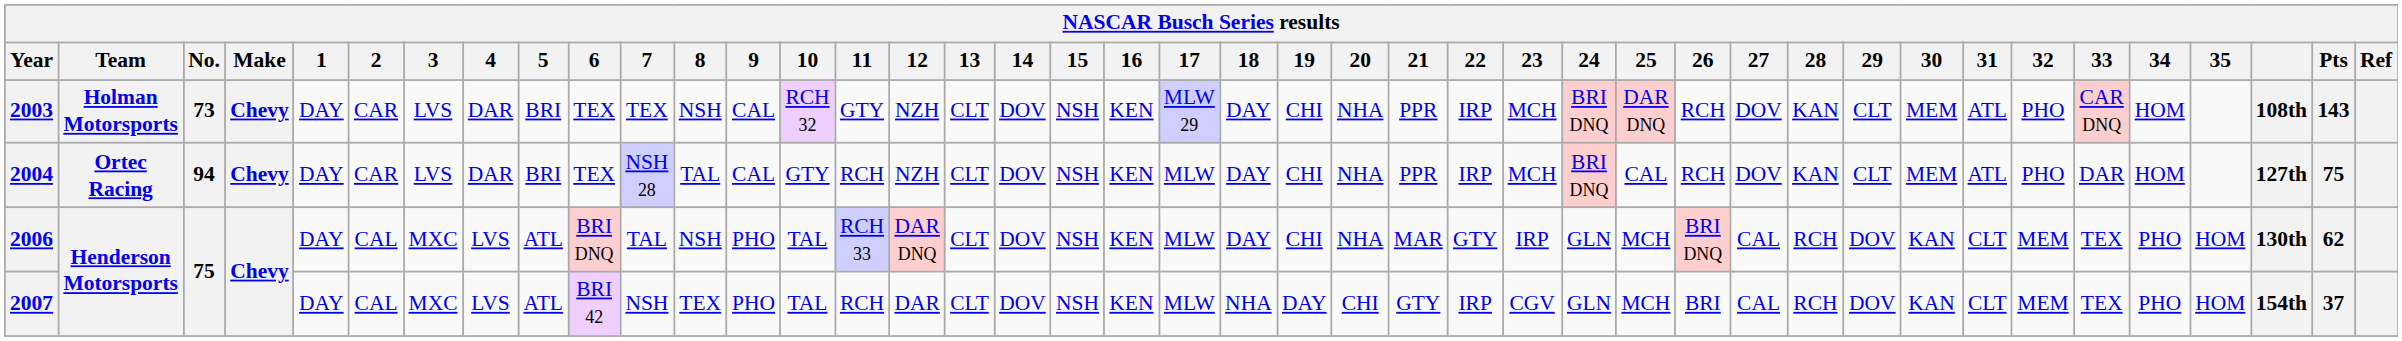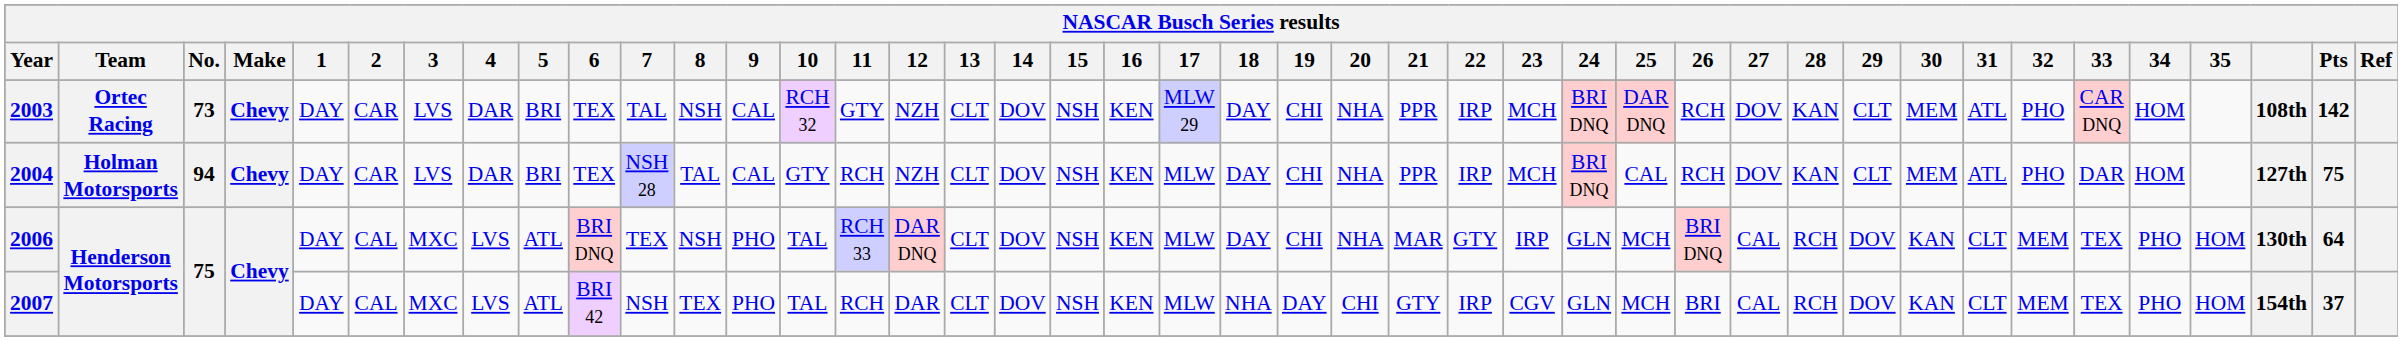(121, 110) Holman Motorsports -> (121, 110) Ortec Racing
(647, 110) TEX -> (647, 110) TAL
(2333, 110) 143 -> (2333, 110) 142
(121, 174) Ortec Racing -> (121, 174) Holman Motorsports
(647, 239) TAL -> (647, 239) TEX
(2333, 239) 62 -> (2333, 239) 64
